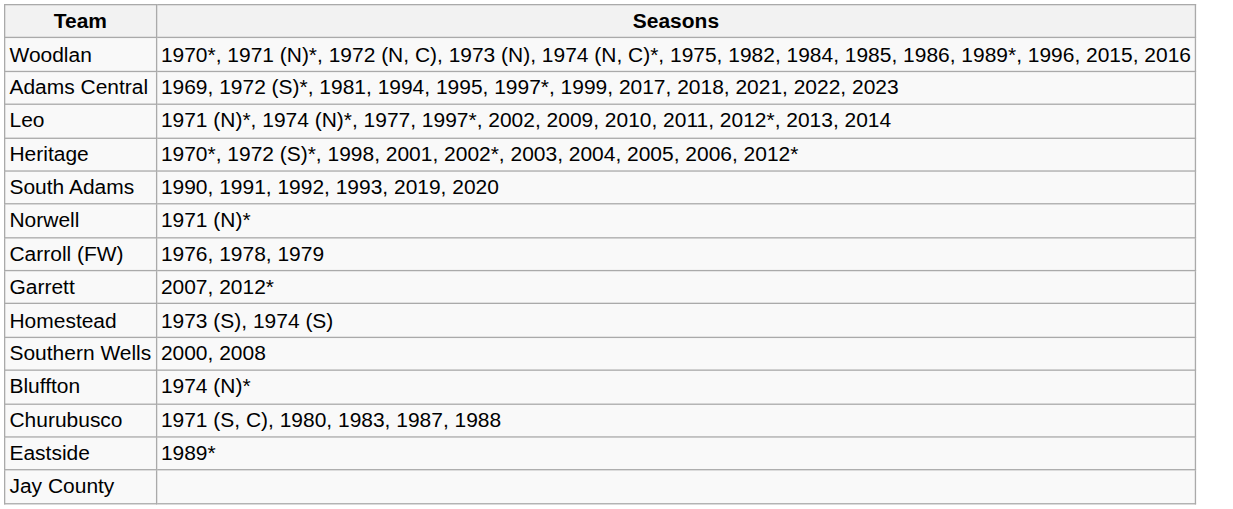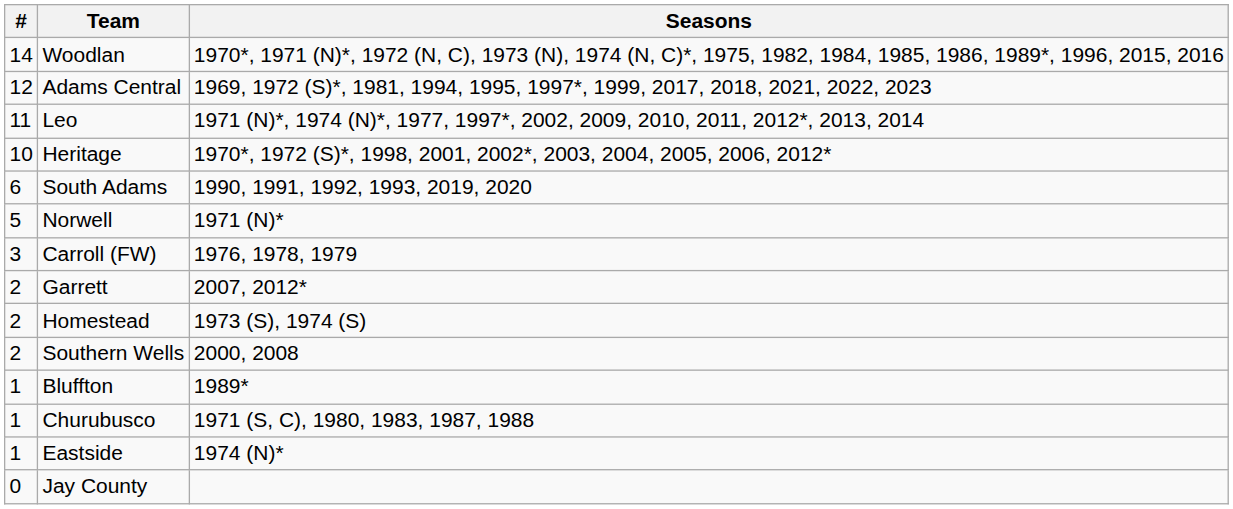+ column: (21, 21)
(206, 386) 1974 (N)* -> (221, 386) 1989*
(188, 453) 1989* -> (239, 453) 1974 (N)*
